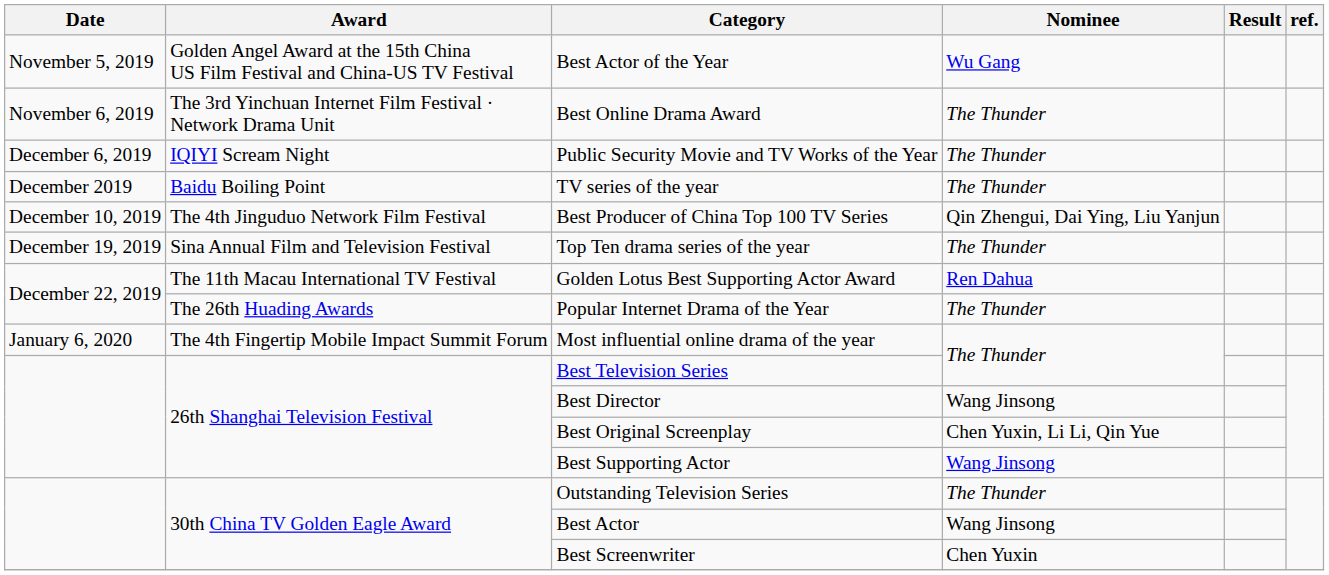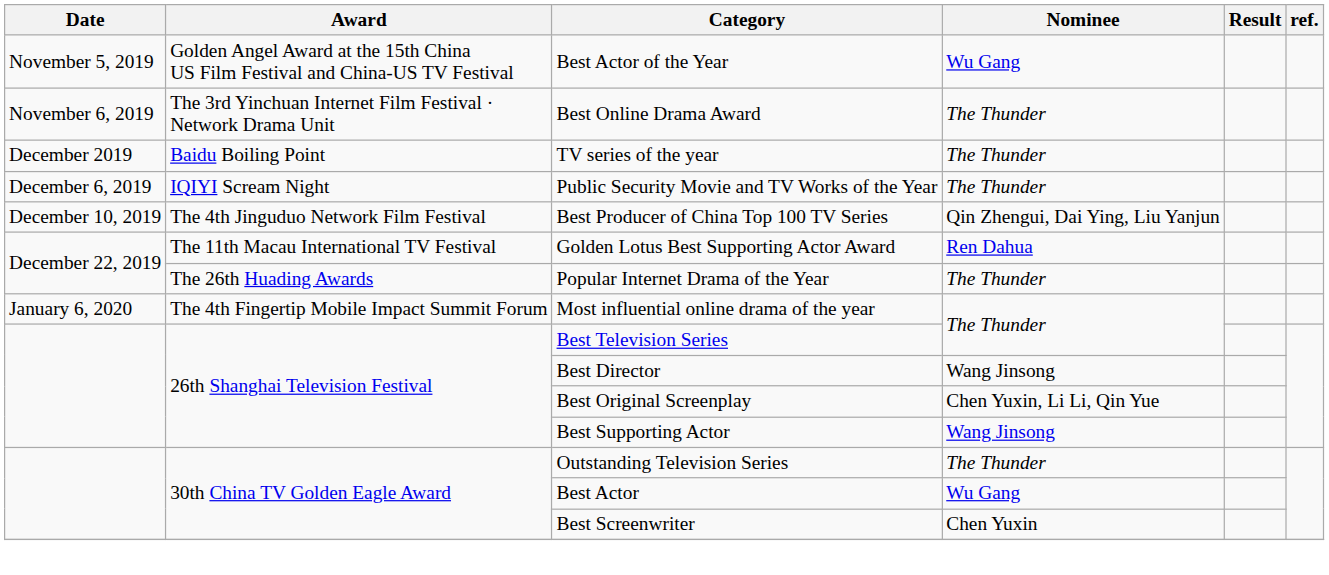rows swapped: (747, 155) <-> (638, 186)
- row: (683, 247)
(1001, 523) Wang Jinsong -> (983, 493) Wu Gang
